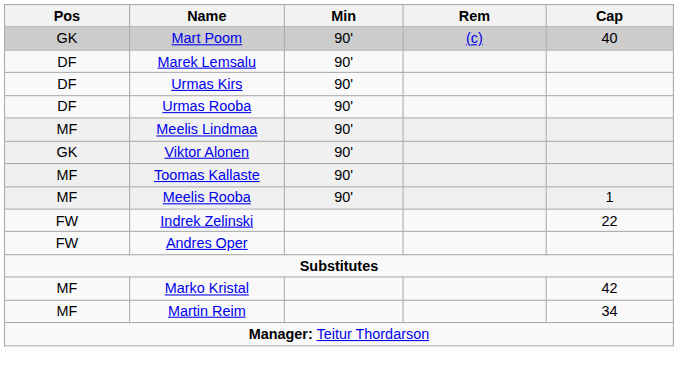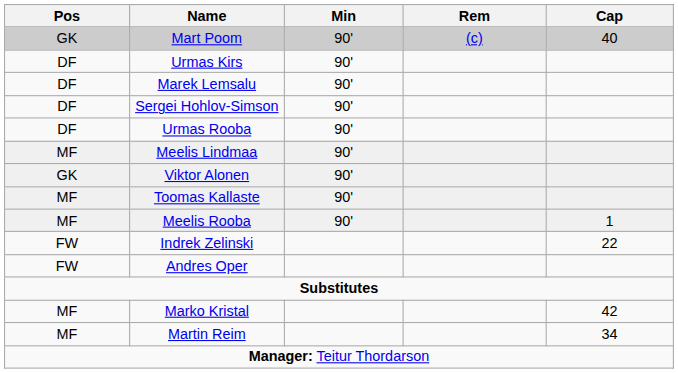rows swapped: (207, 61) <-> (207, 84)
+ row: (207, 106)
